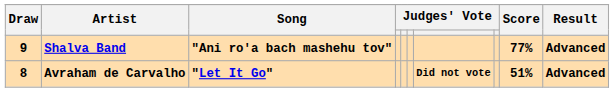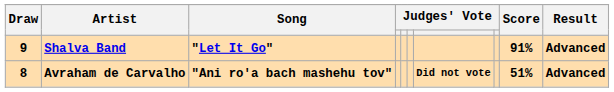(292, 48) "Ani ro'a bach mashehu tov" -> (232, 48) "Let It Go"
(521, 48) 77% -> (521, 48) 91%
(232, 73) "Let It Go" -> (292, 73) "Ani ro'a bach mashehu tov"
